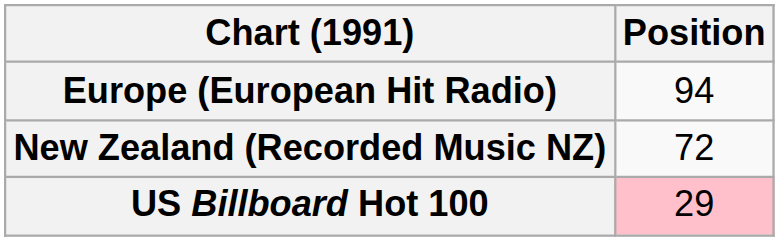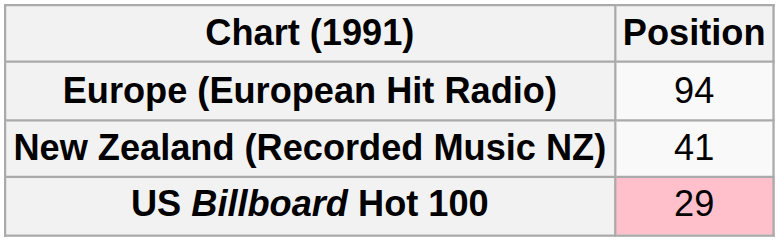(694, 147) 72 -> (694, 147) 41
